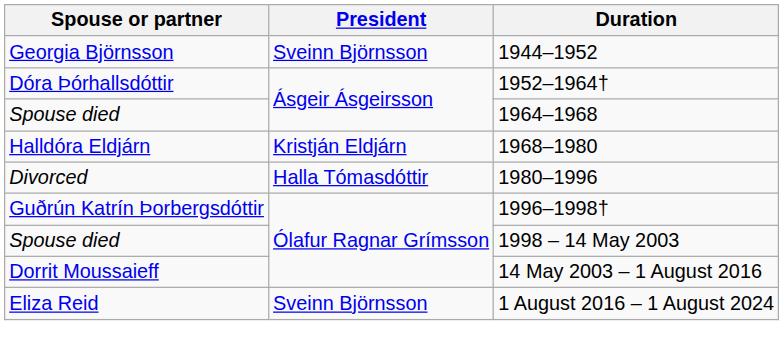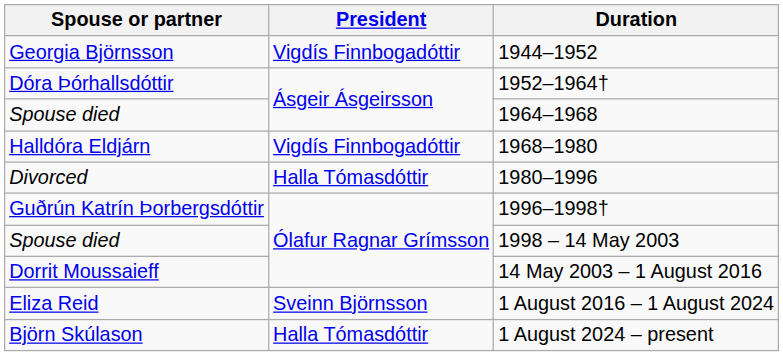(350, 51) Sveinn Björnsson -> (367, 51) Vigdís Finnbogadóttir
(340, 146) Kristján Eldjárn -> (367, 146) Vigdís Finnbogadóttir
+ row: (76, 334)
